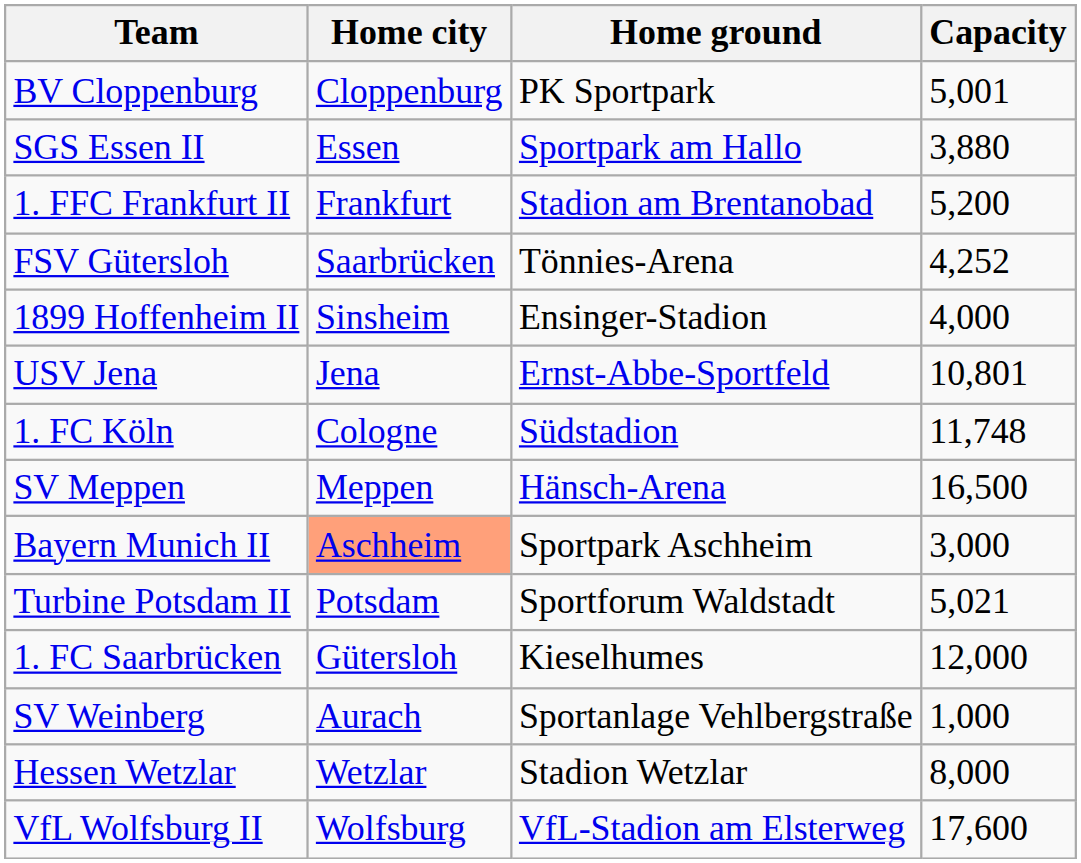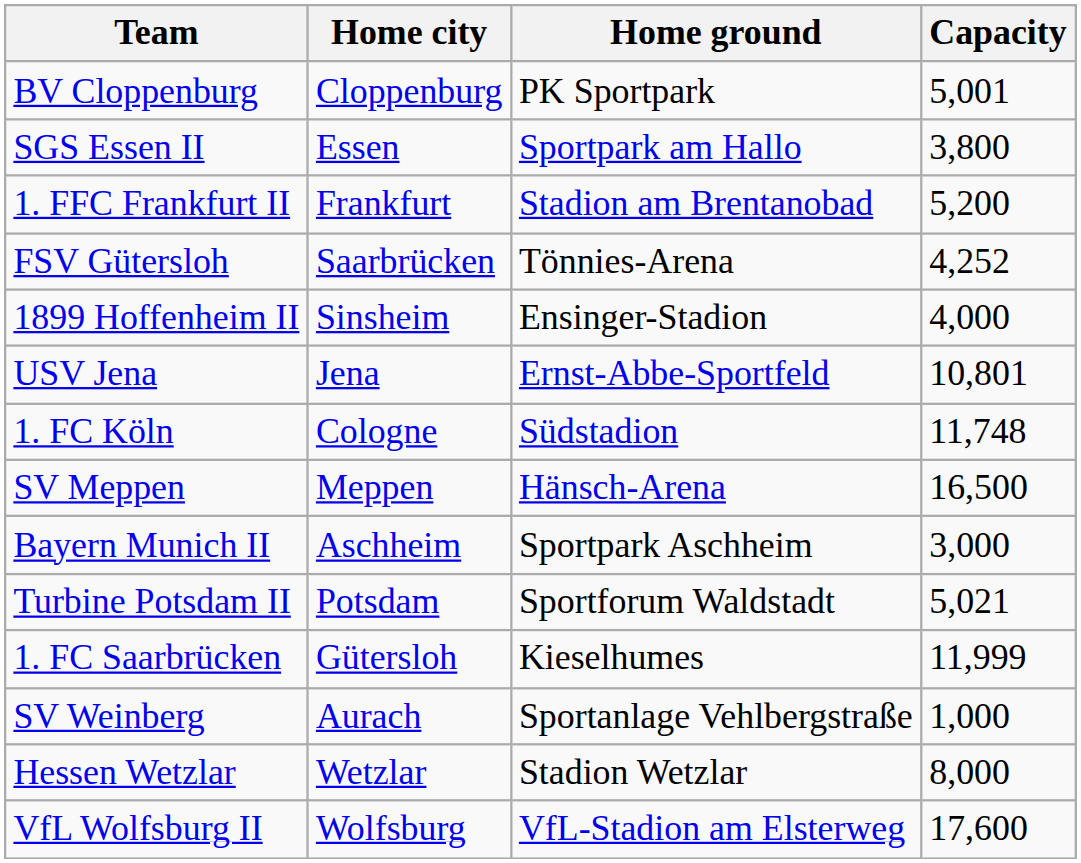(970, 146) 3,880 -> (970, 146) 3,800
(389, 544) lightsalmon background -> (389, 544) no background
(979, 658) 12,000 -> (978, 658) 11,999
